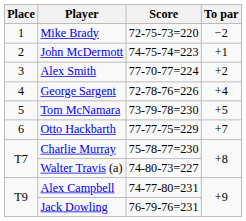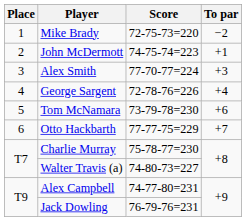(221, 71) +2 -> (221, 71) +3
(221, 110) +5 -> (221, 110) +6
